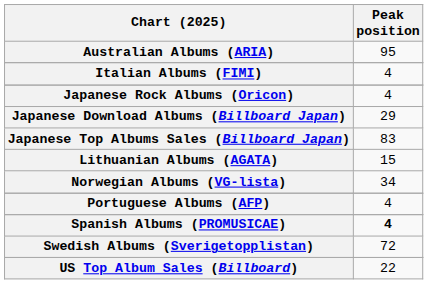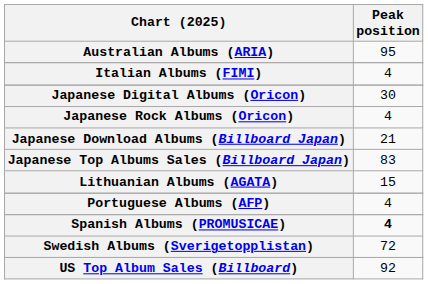+ row: (179, 95)
(388, 117) 29 -> (388, 139) 21
- row: (179, 182)
(388, 268) 22 -> (388, 268) 92
